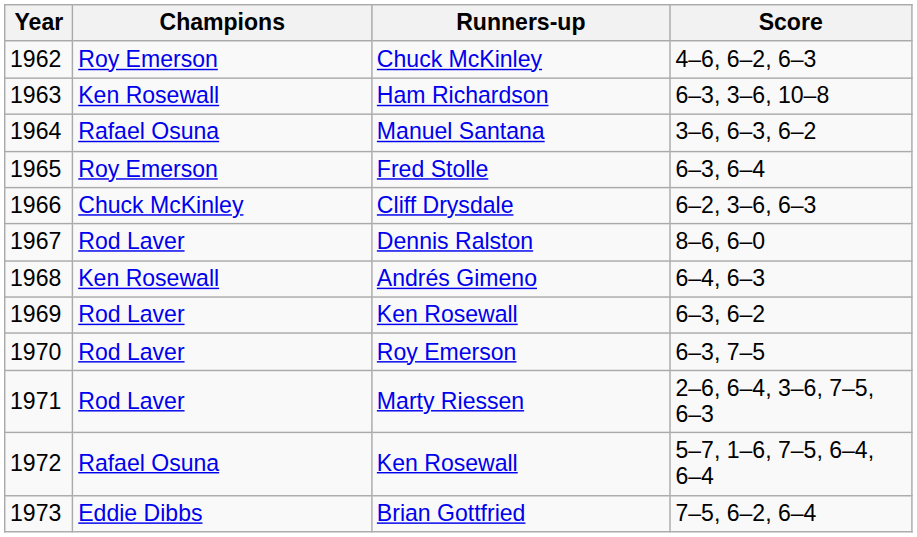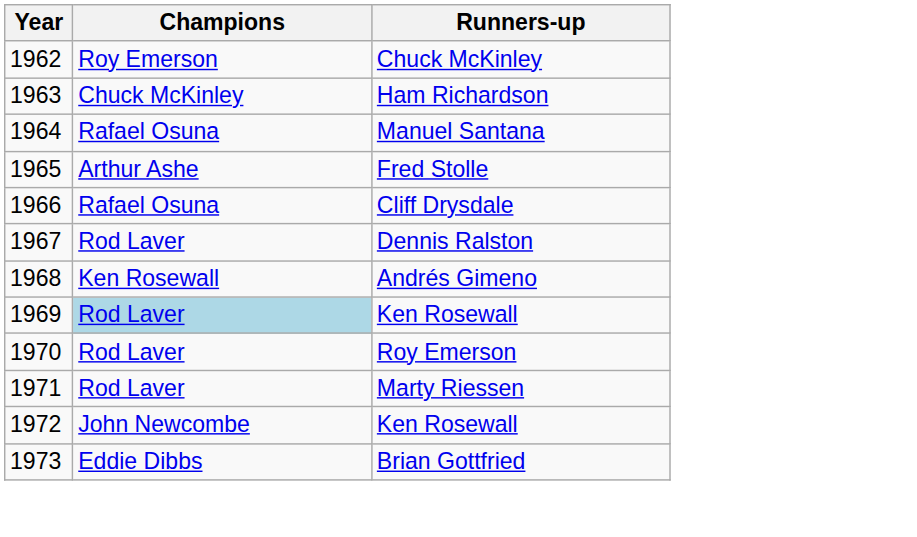- column: (791, 22)
(149, 95) Ken Rosewall -> (161, 95) Chuck McKinley
(148, 168) Roy Emerson -> (138, 168) Arthur Ashe
(161, 205) Chuck McKinley -> (149, 205) Rafael Osuna
(131, 315) no background -> (131, 315) lightblue background
(149, 463) Rafael Osuna -> (164, 424) John Newcombe
